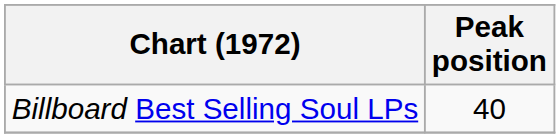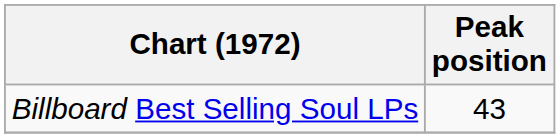(489, 108) 40 -> (489, 108) 43
